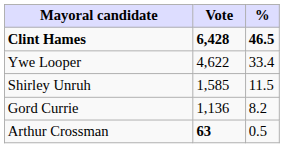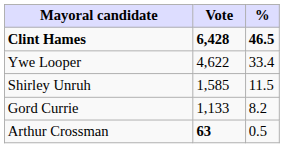(213, 108) 1,136 -> (213, 108) 1,133
